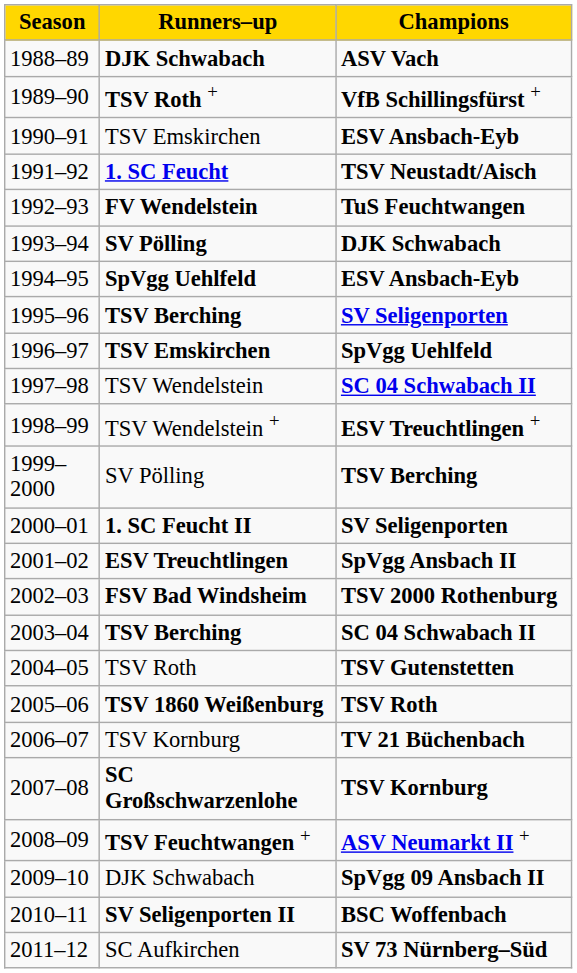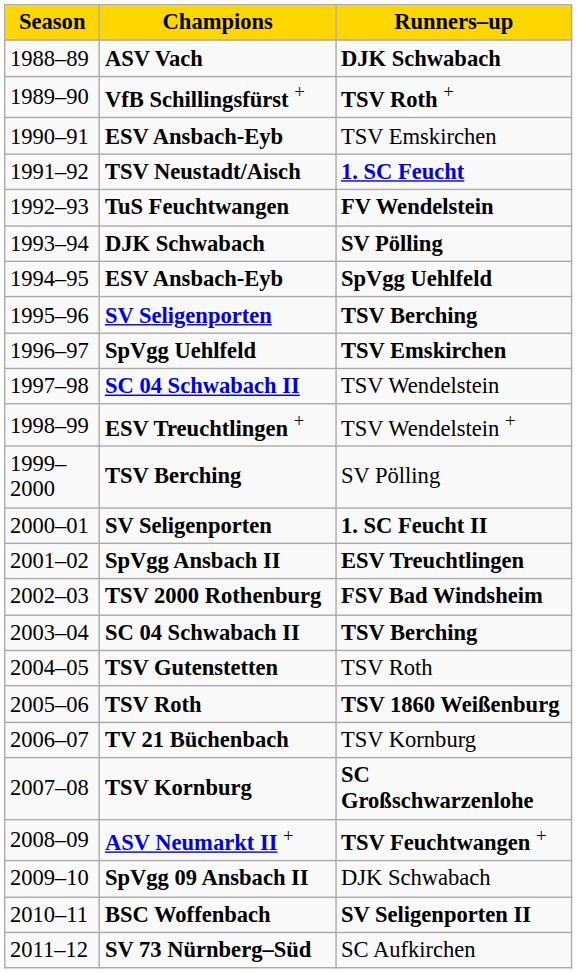columns swapped: (454, 22) <-> (218, 22)
